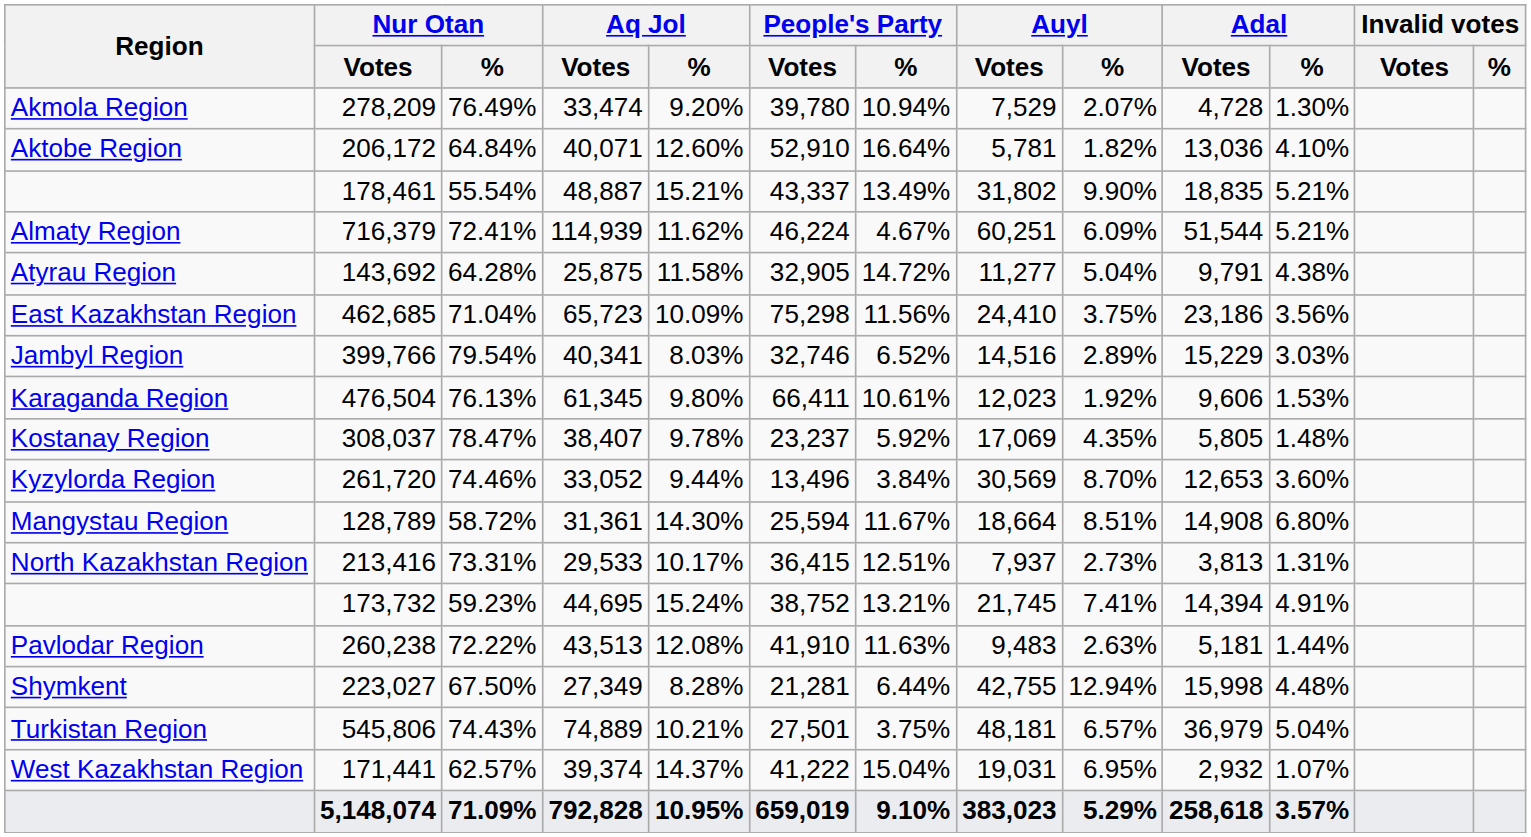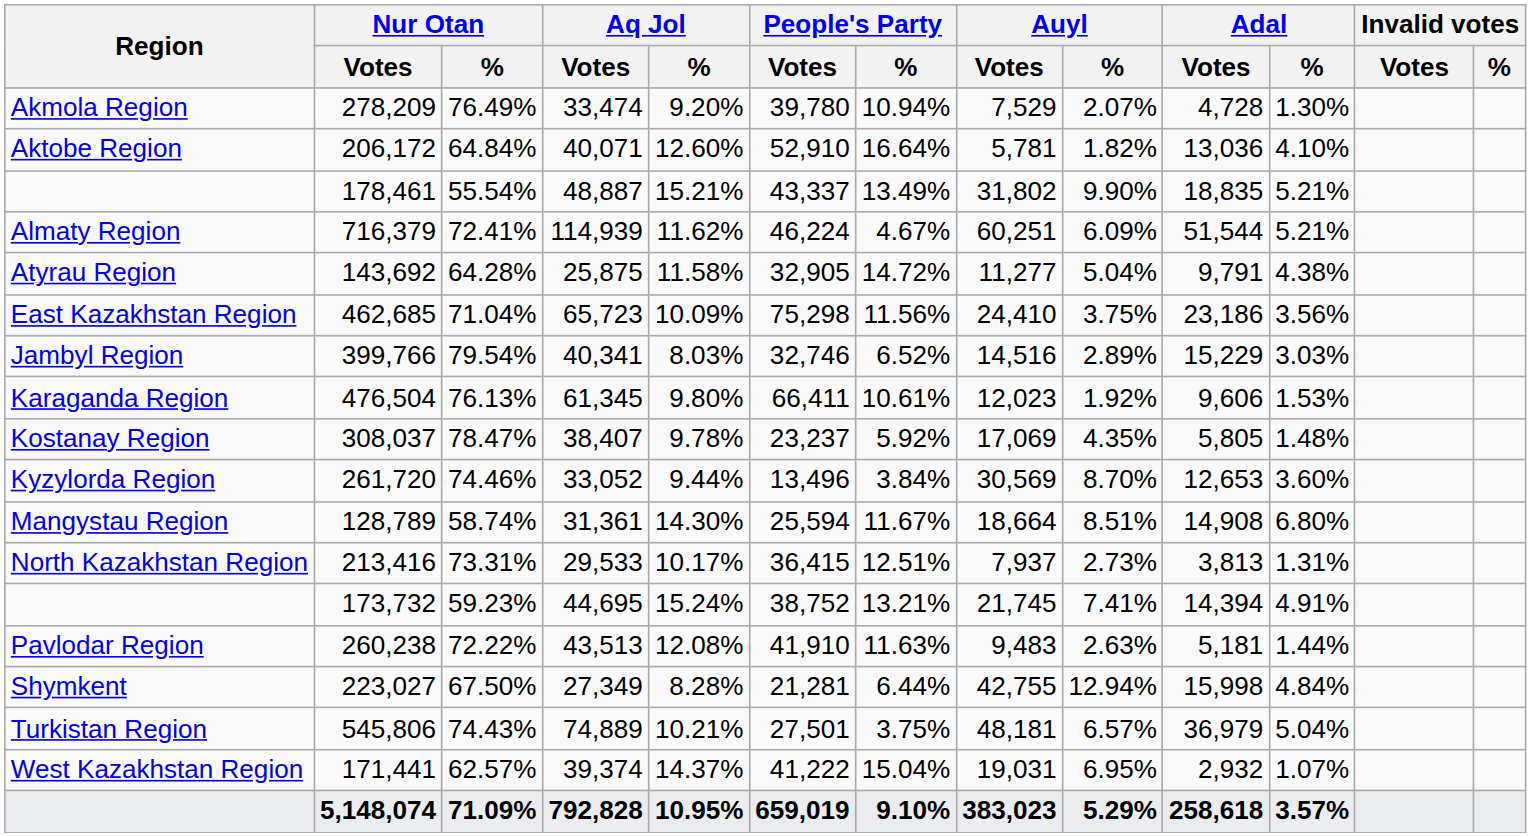(492, 521) 58.72% -> (492, 521) 58.74%
(1312, 686) 4.48% -> (1312, 686) 4.84%
